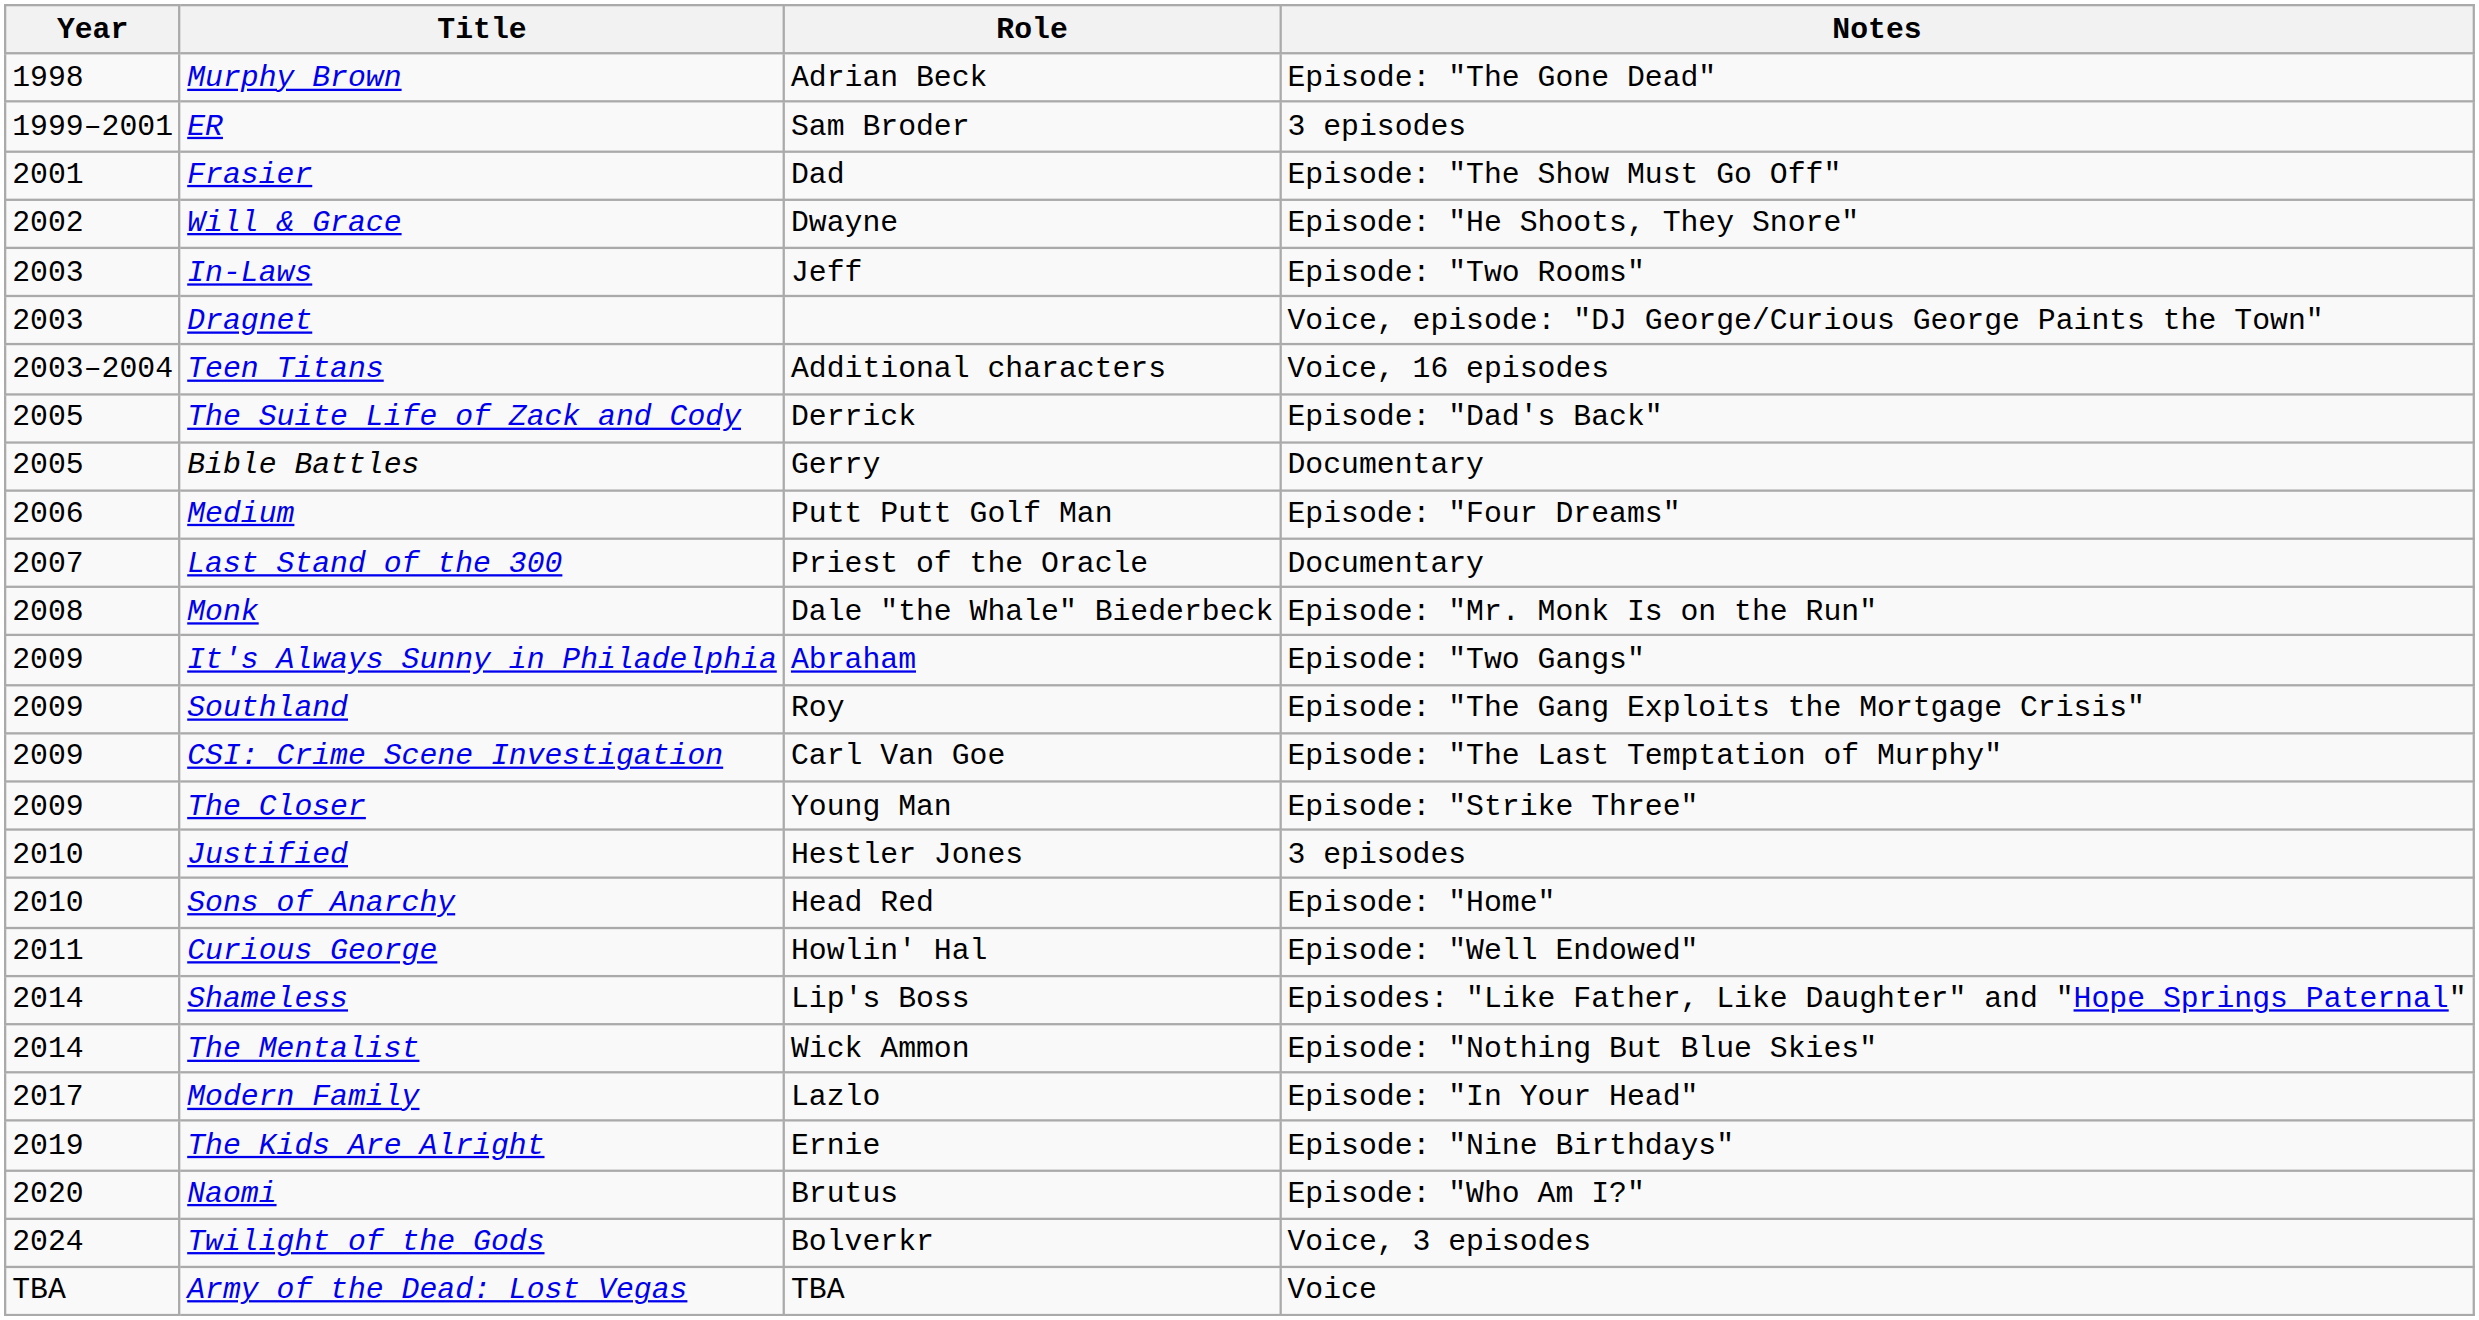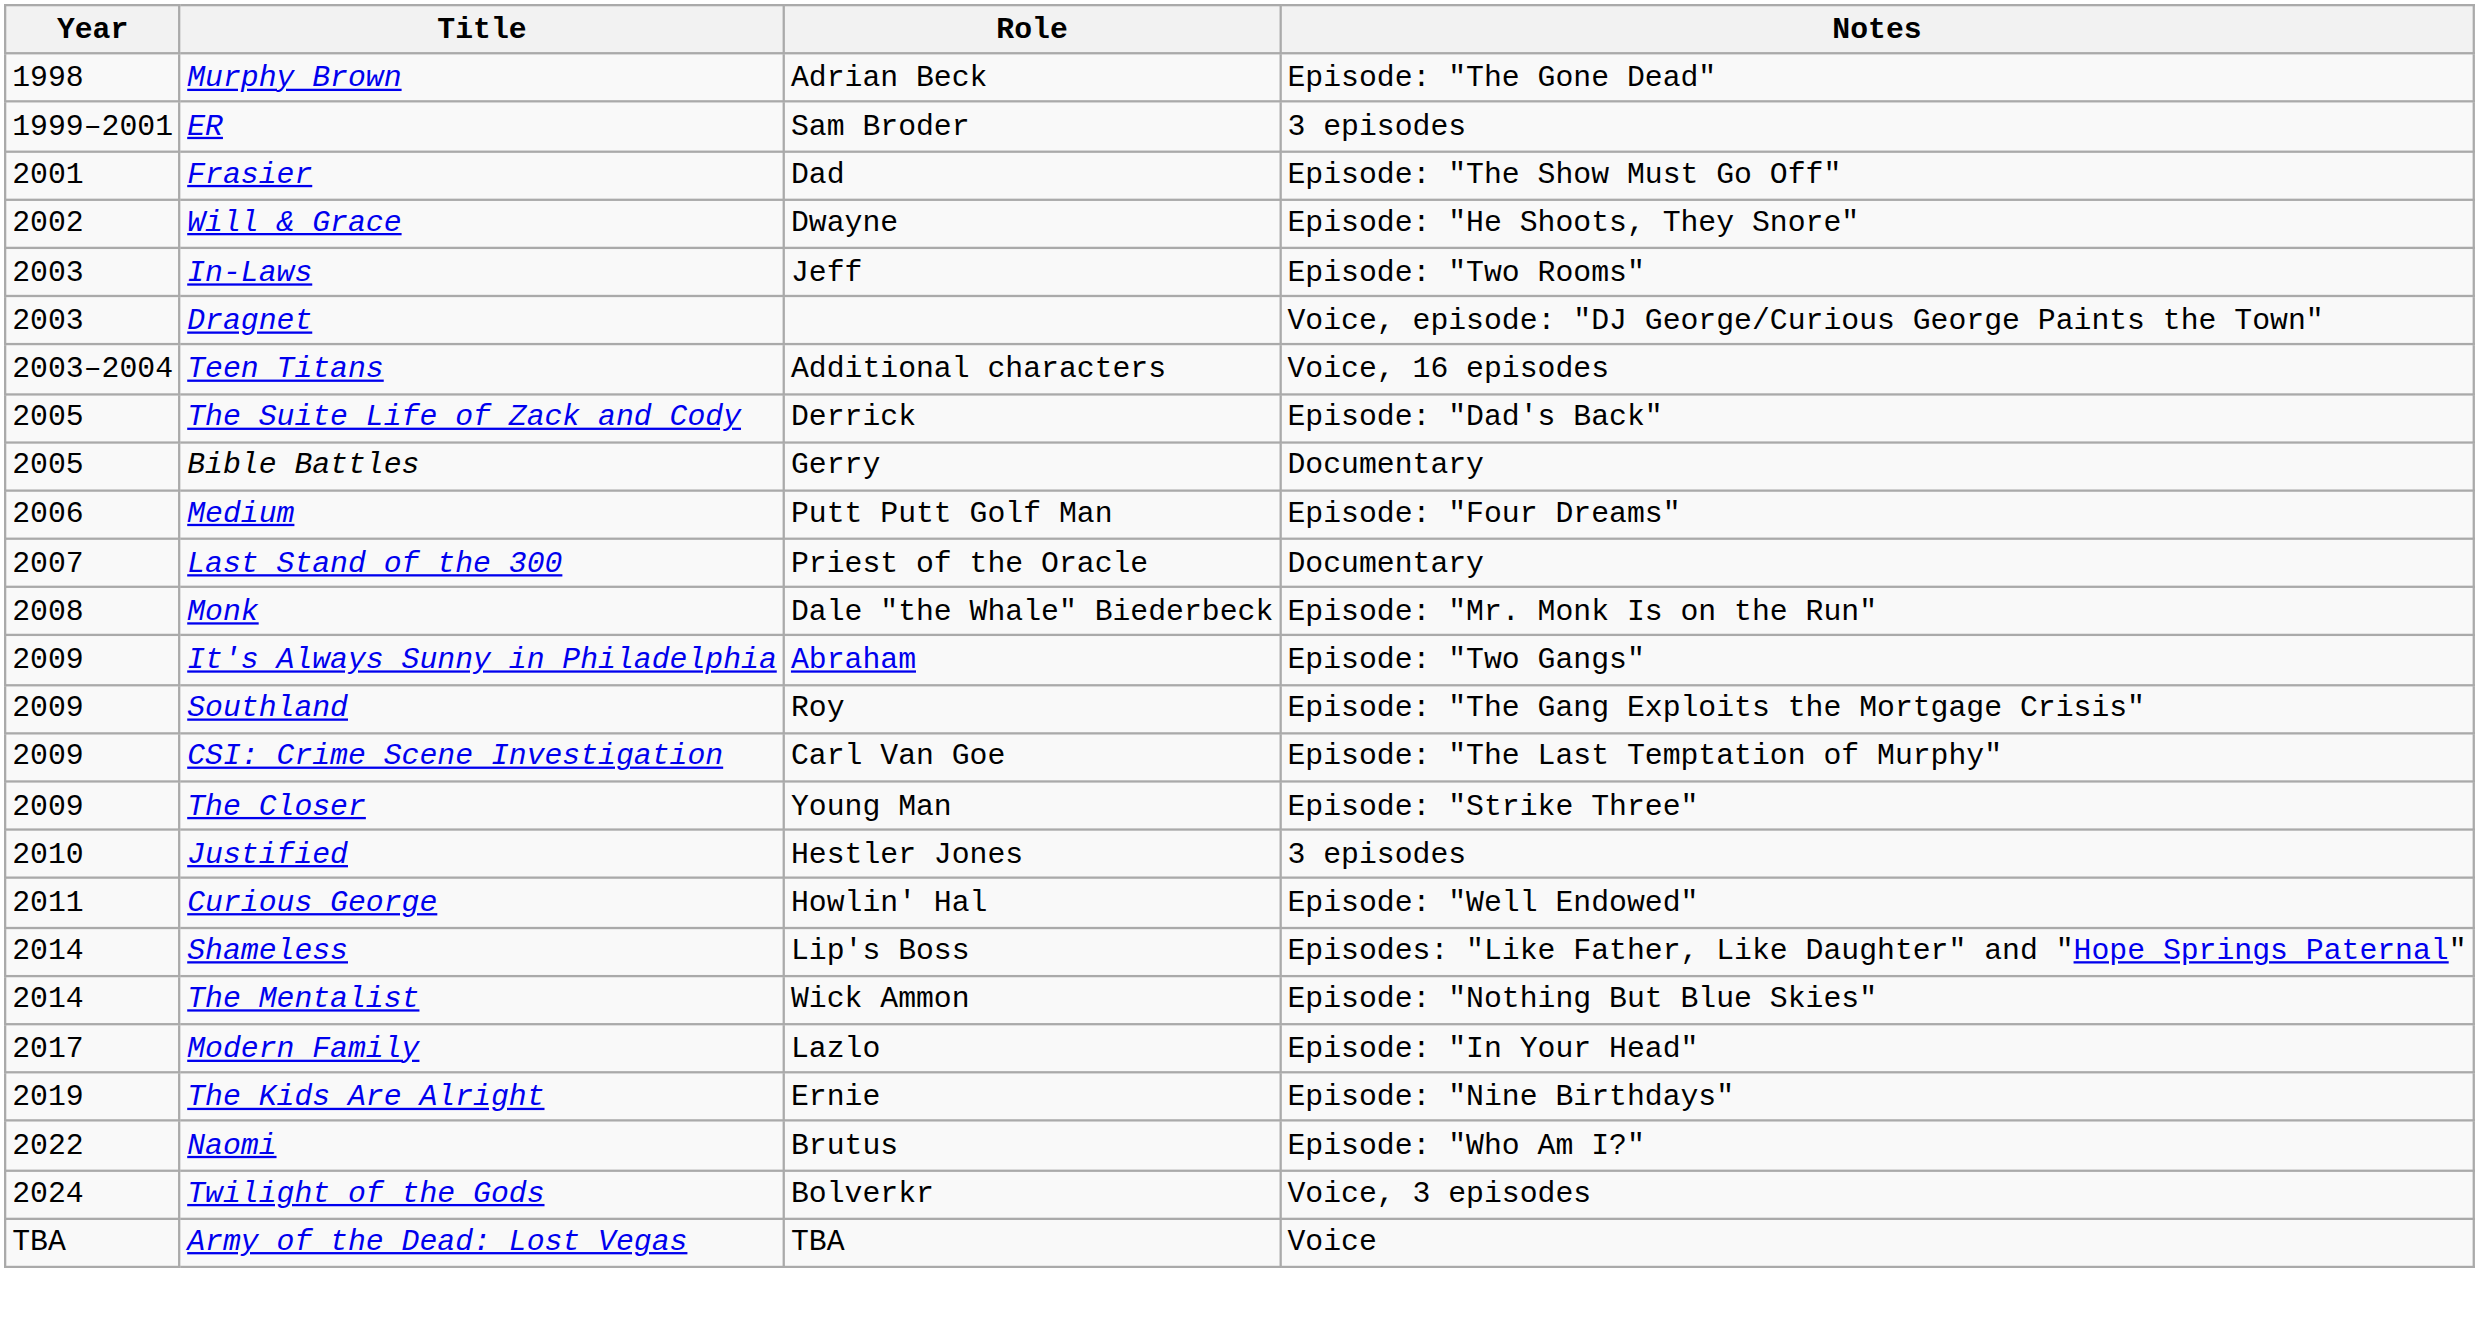- row: (321, 903)
(48, 1194) 2020 -> (48, 1145) 2022
